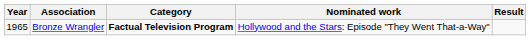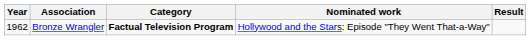(17, 27) 1965 -> (17, 27) 1962
